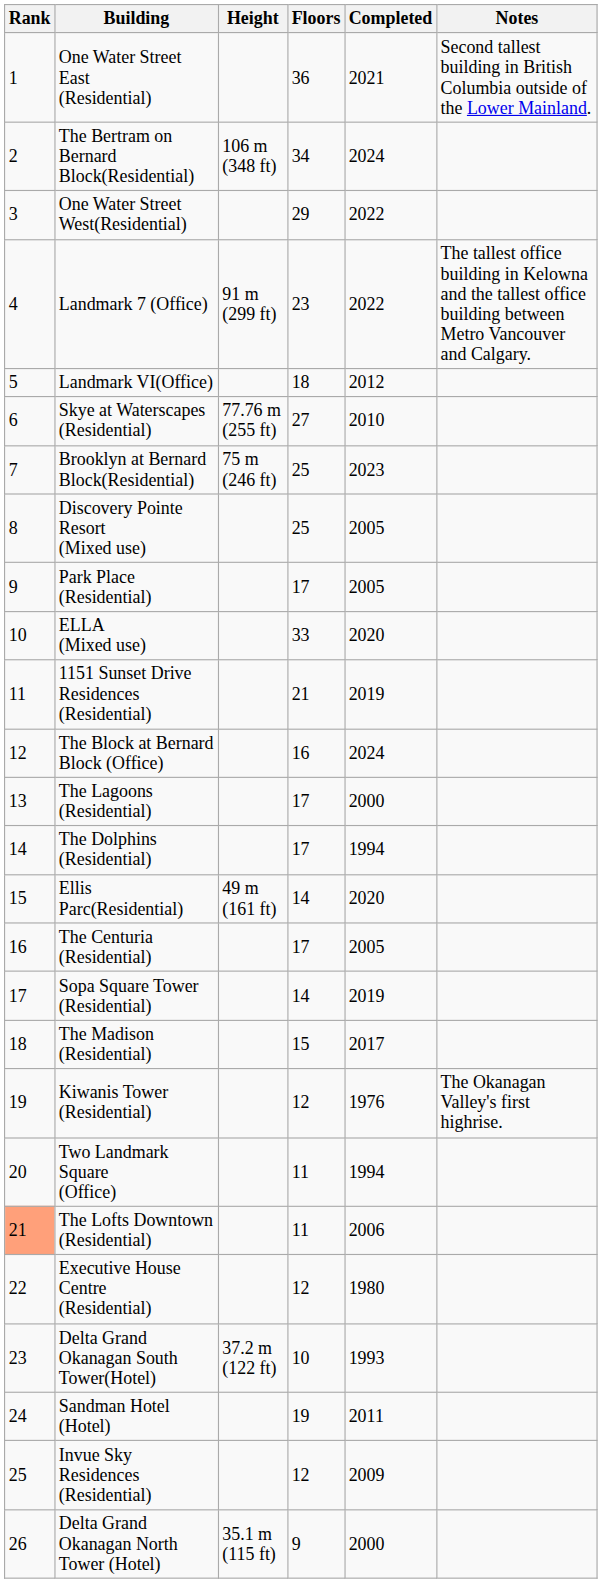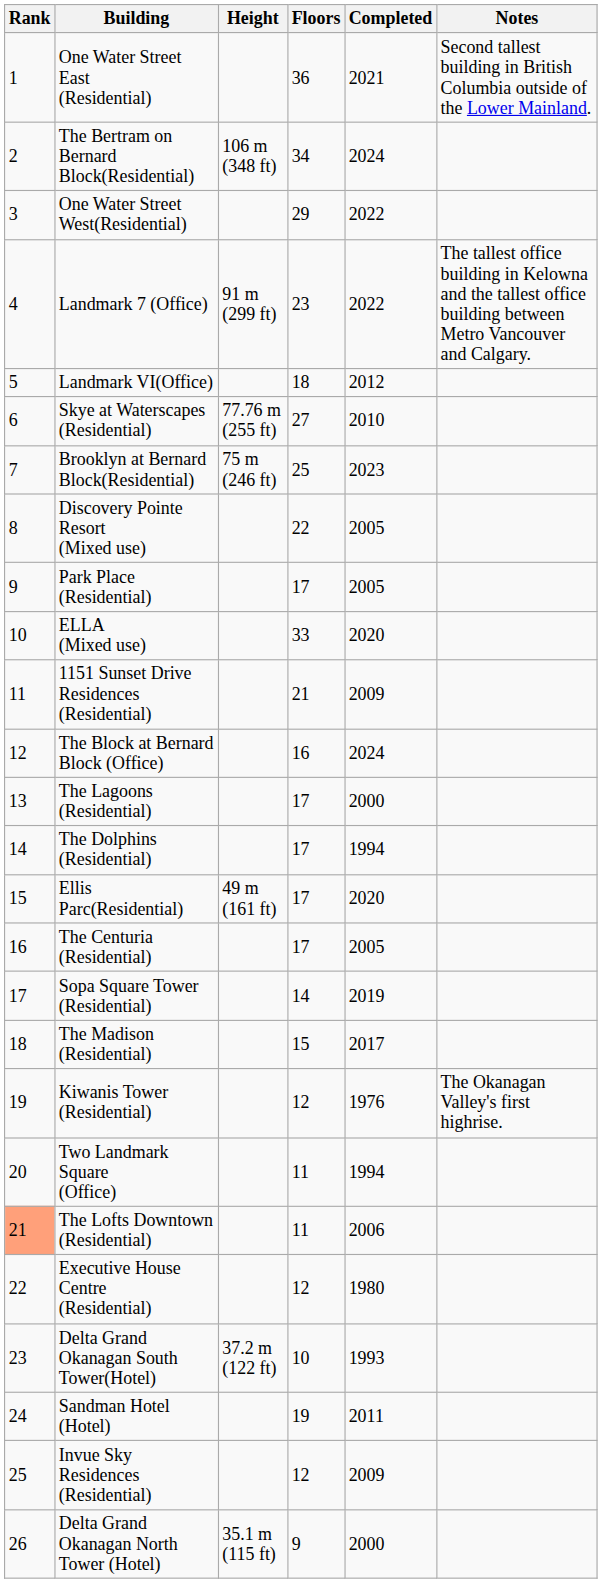(301, 528) 25 -> (301, 528) 22
(367, 694) 2019 -> (367, 694) 2009
(301, 898) 14 -> (301, 898) 17
